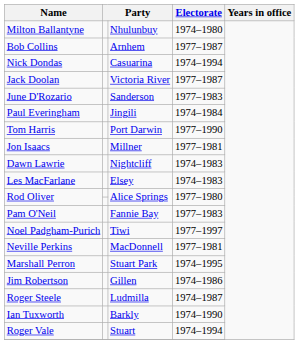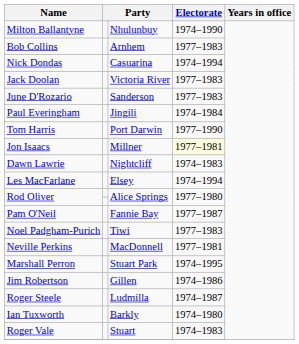(199, 29) 1974–1980 -> (199, 29) 1974–1990
(199, 46) 1977–1987 -> (199, 46) 1977–1983
(199, 79) 1977–1987 -> (199, 79) 1977–1983
(199, 146) no background -> (199, 146) lightyellow background
(199, 180) 1974–1983 -> (199, 180) 1974–1994
(199, 213) 1977–1983 -> (199, 213) 1977–1987
(199, 230) 1977–1997 -> (199, 230) 1977–1983
(199, 314) 1974–1990 -> (199, 314) 1974–1980
(199, 331) 1974–1994 -> (199, 331) 1974–1983
